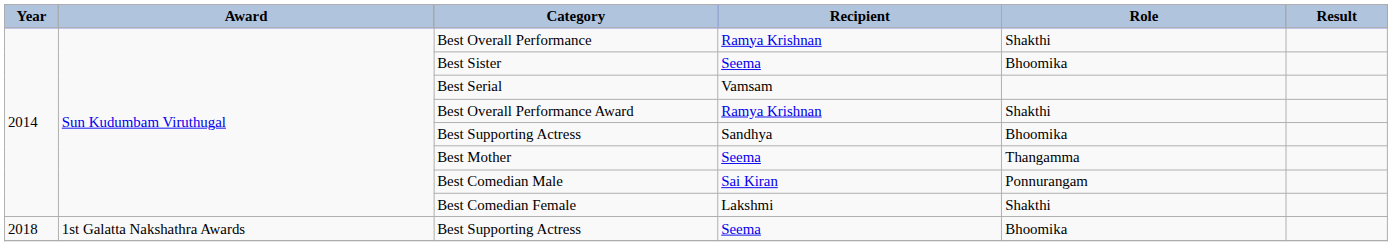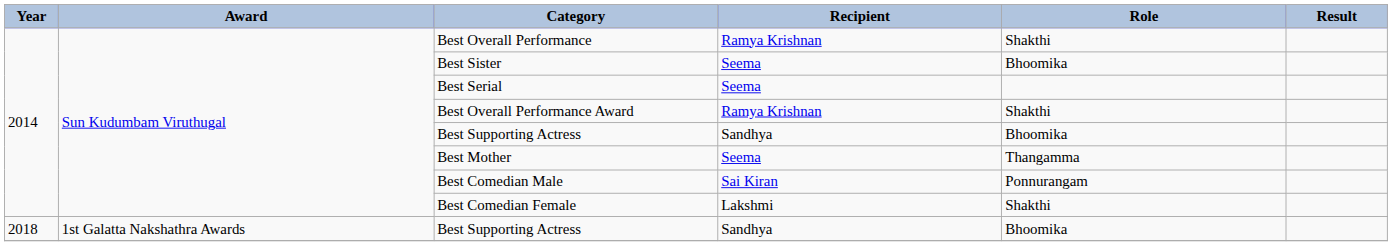(747, 87) Vamsam -> (741, 87) Seema
(741, 228) Seema -> (747, 228) Sandhya
